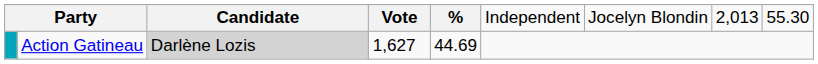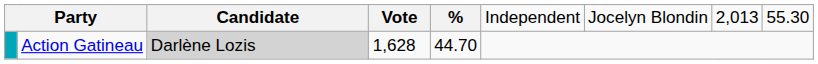(394, 45) 1,627 -> (394, 45) 1,628
(456, 45) 44.69 -> (456, 45) 44.70
